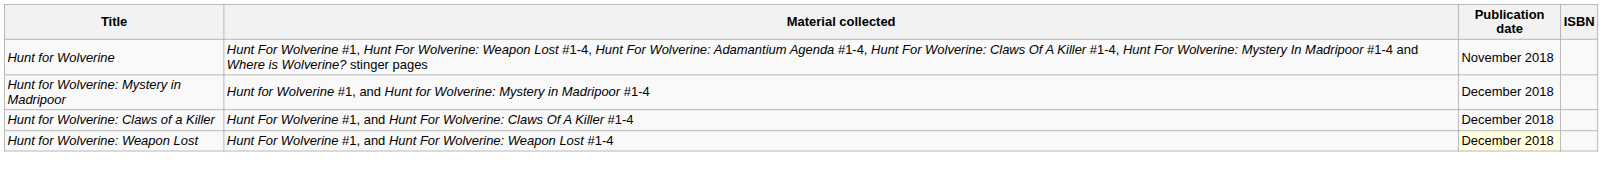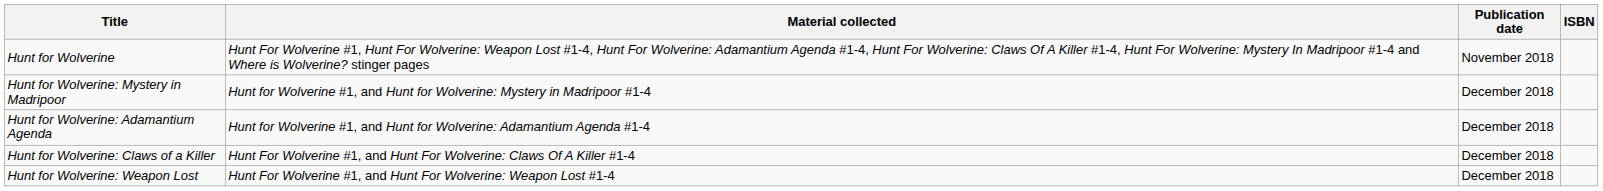+ row: (101, 127)
(1508, 140) lightyellow background -> (1508, 175) no background
